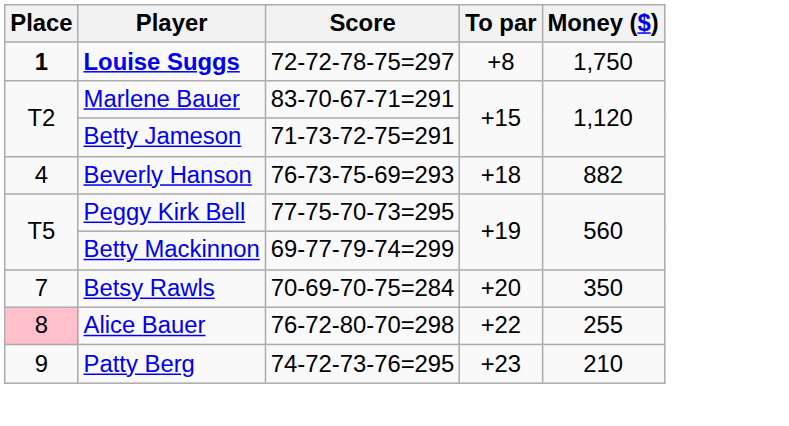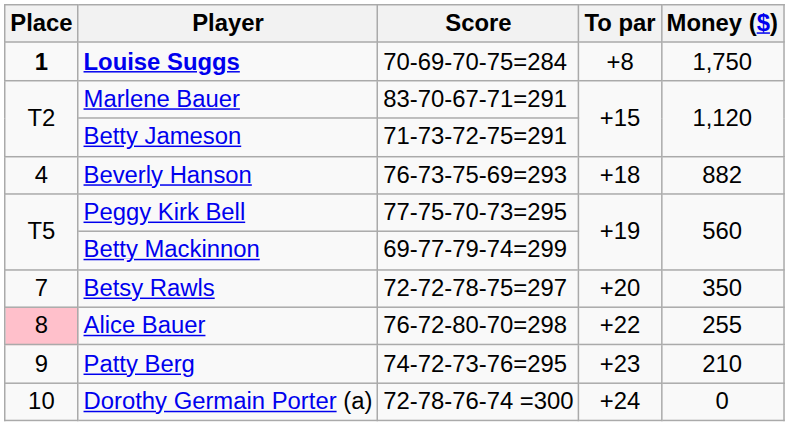(363, 61) 72-72-78-75=297 -> (475, 61) 70-69-70-75=284
(363, 288) 70-69-70-75=284 -> (475, 288) 72-72-78-75=297
+ row: (228, 401)
